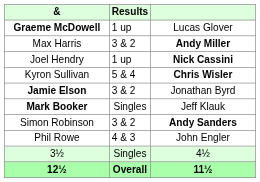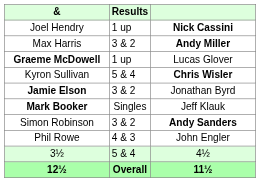rows swapped: (57, 28) <-> (57, 59)
(130, 154) Singles -> (123, 154) 5 & 4
